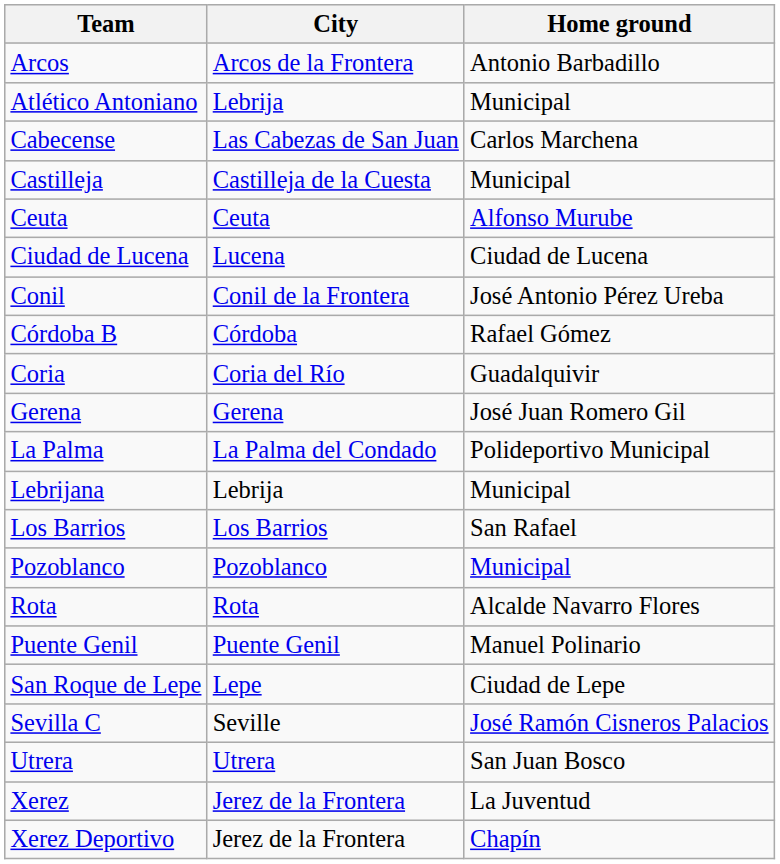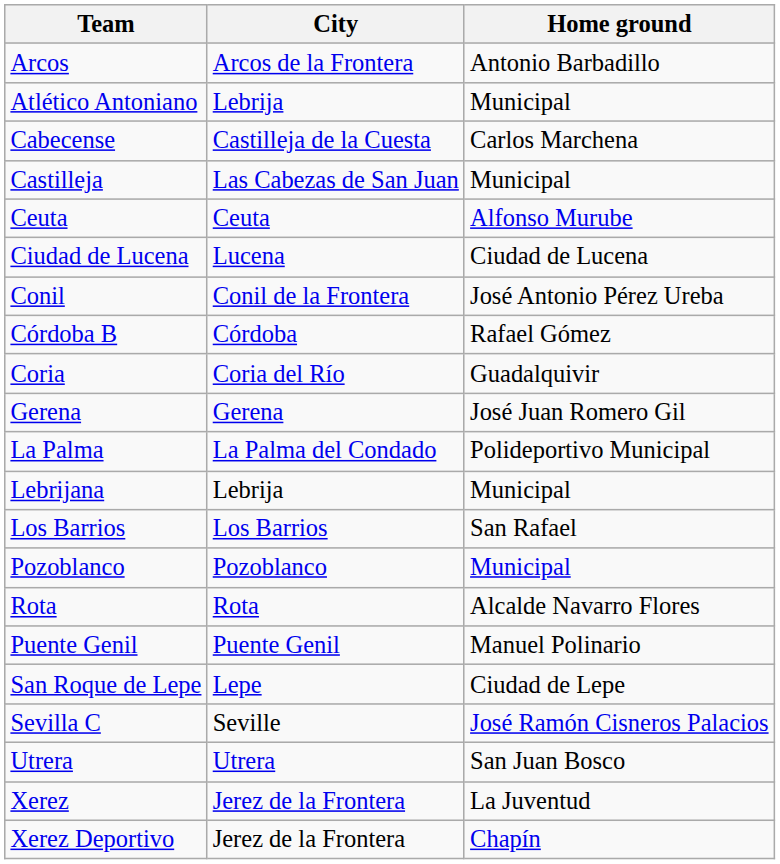(336, 140) Las Cabezas de San Juan -> (322, 140) Castilleja de la Cuesta
(322, 179) Castilleja de la Cuesta -> (336, 179) Las Cabezas de San Juan
